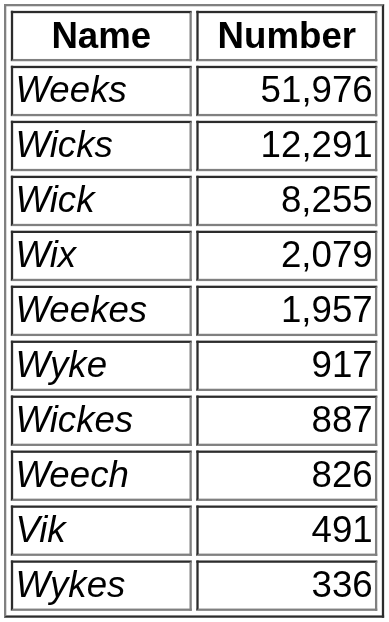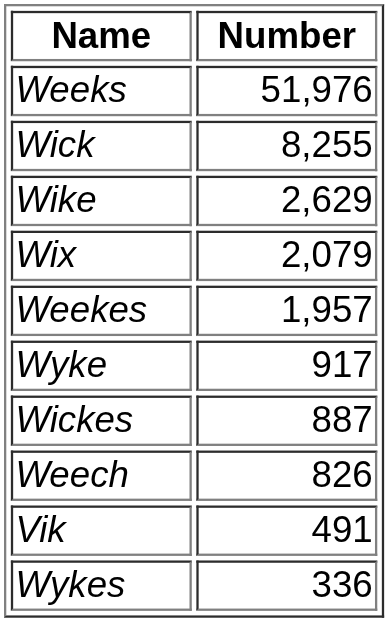- row: (64, 145)
+ row: (56, 200)
